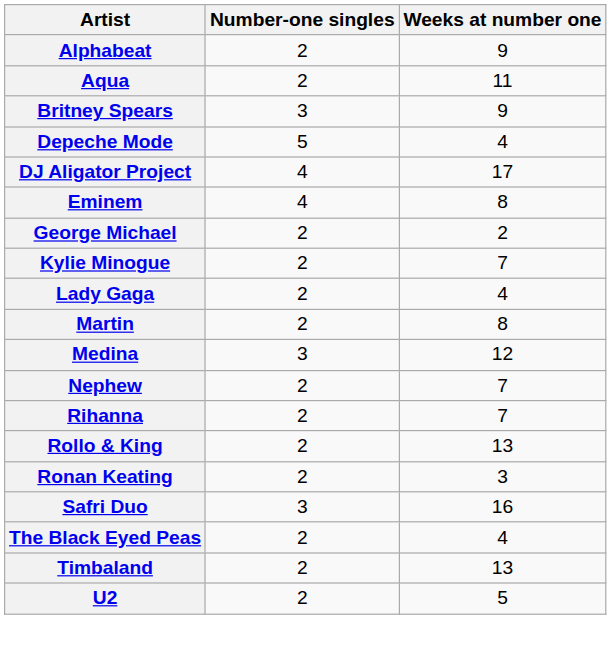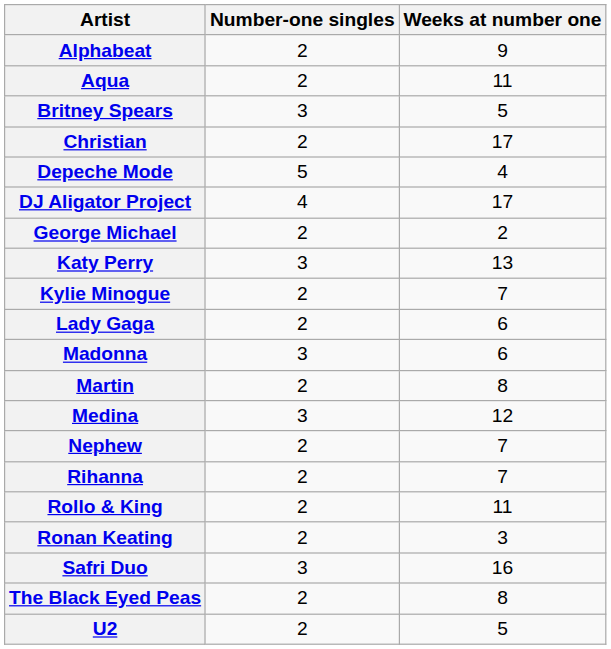(502, 111) 9 -> (502, 111) 5
+ row: (105, 141)
- row: (105, 202)
+ row: (105, 263)
(502, 293) 4 -> (502, 324) 6
+ row: (105, 354)
(502, 446) 13 -> (502, 506) 11
(502, 537) 4 -> (502, 598) 8
- row: (105, 567)
